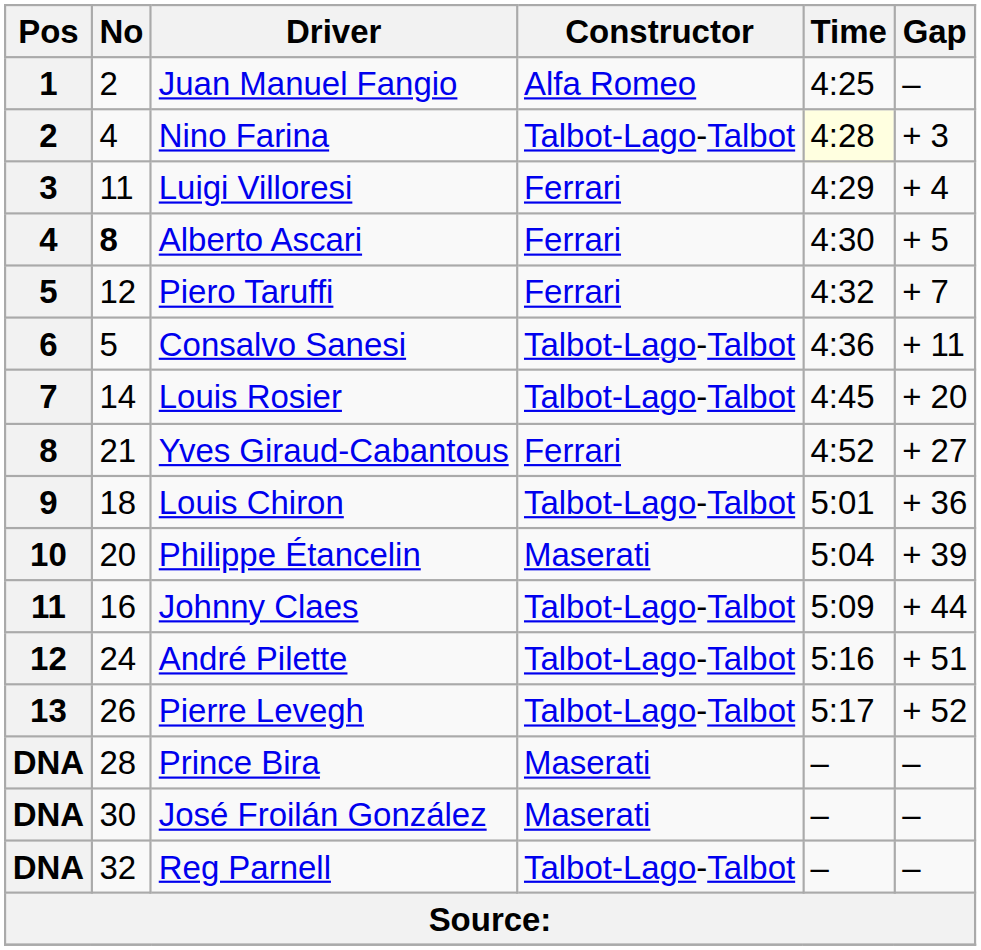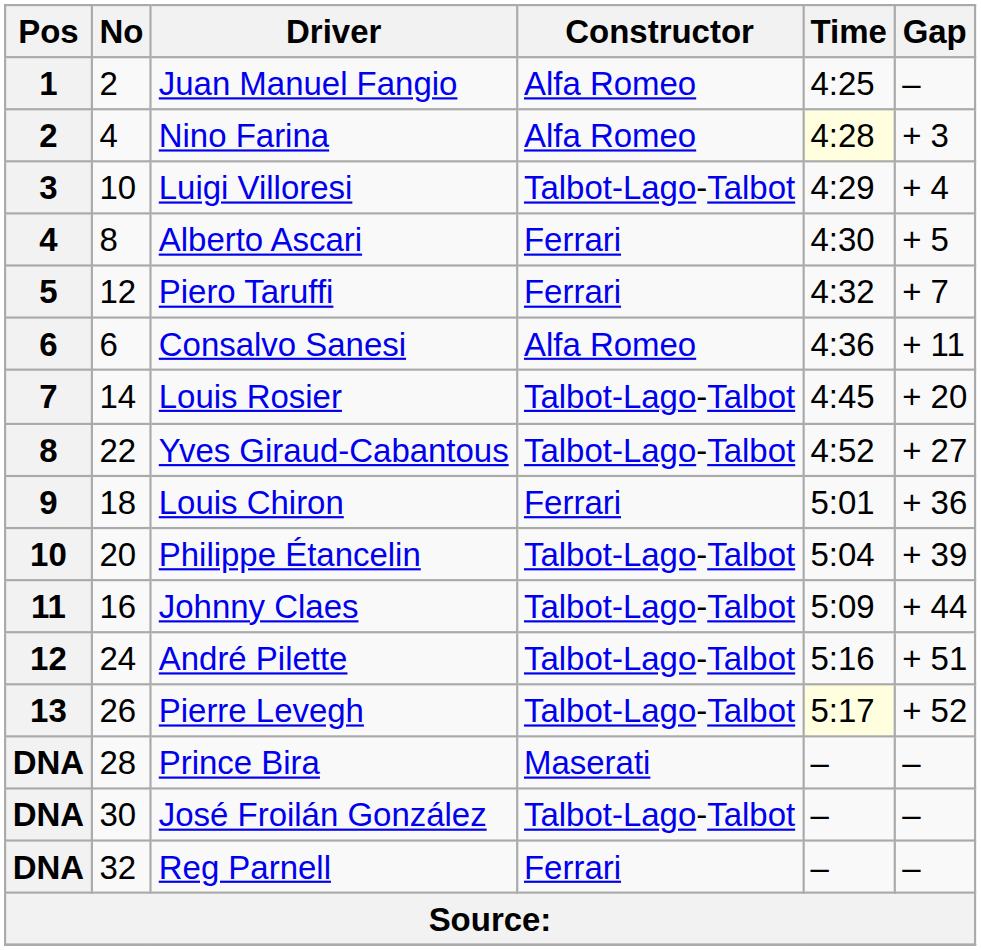(660, 136) Talbot-Lago-Talbot -> (610, 136) Alfa Romeo
(117, 188) 11 -> (118, 188) 10
(573, 188) Ferrari -> (660, 188) Talbot-Lago-Talbot
(109, 240) bold -> (109, 240) normal
(109, 345) 5 -> (109, 345) 6
(660, 345) Talbot-Lago-Talbot -> (610, 345) Alfa Romeo
(118, 449) 21 -> (118, 449) 22
(573, 449) Ferrari -> (660, 449) Talbot-Lago-Talbot
(660, 501) Talbot-Lago-Talbot -> (573, 501) Ferrari
(587, 554) Maserati -> (660, 554) Talbot-Lago-Talbot
(843, 710) no background -> (843, 710) lightyellow background
(587, 815) Maserati -> (660, 815) Talbot-Lago-Talbot
(660, 867) Talbot-Lago-Talbot -> (573, 867) Ferrari
